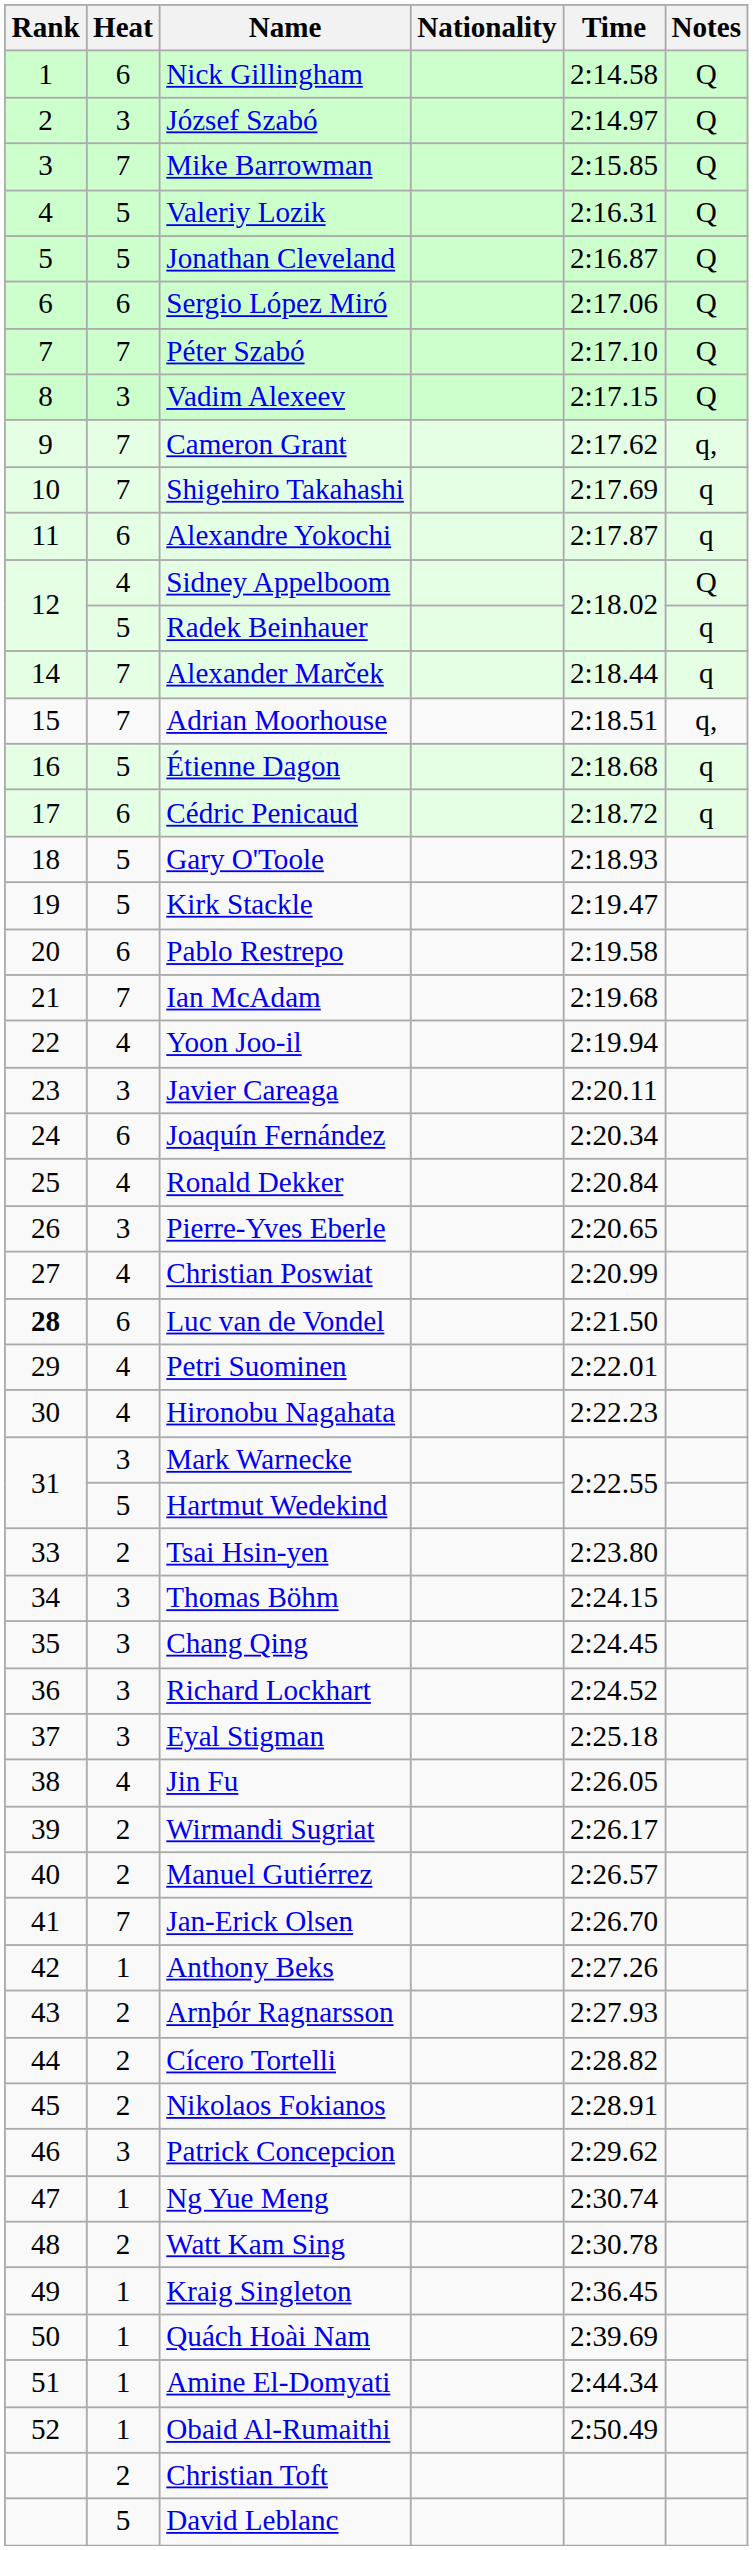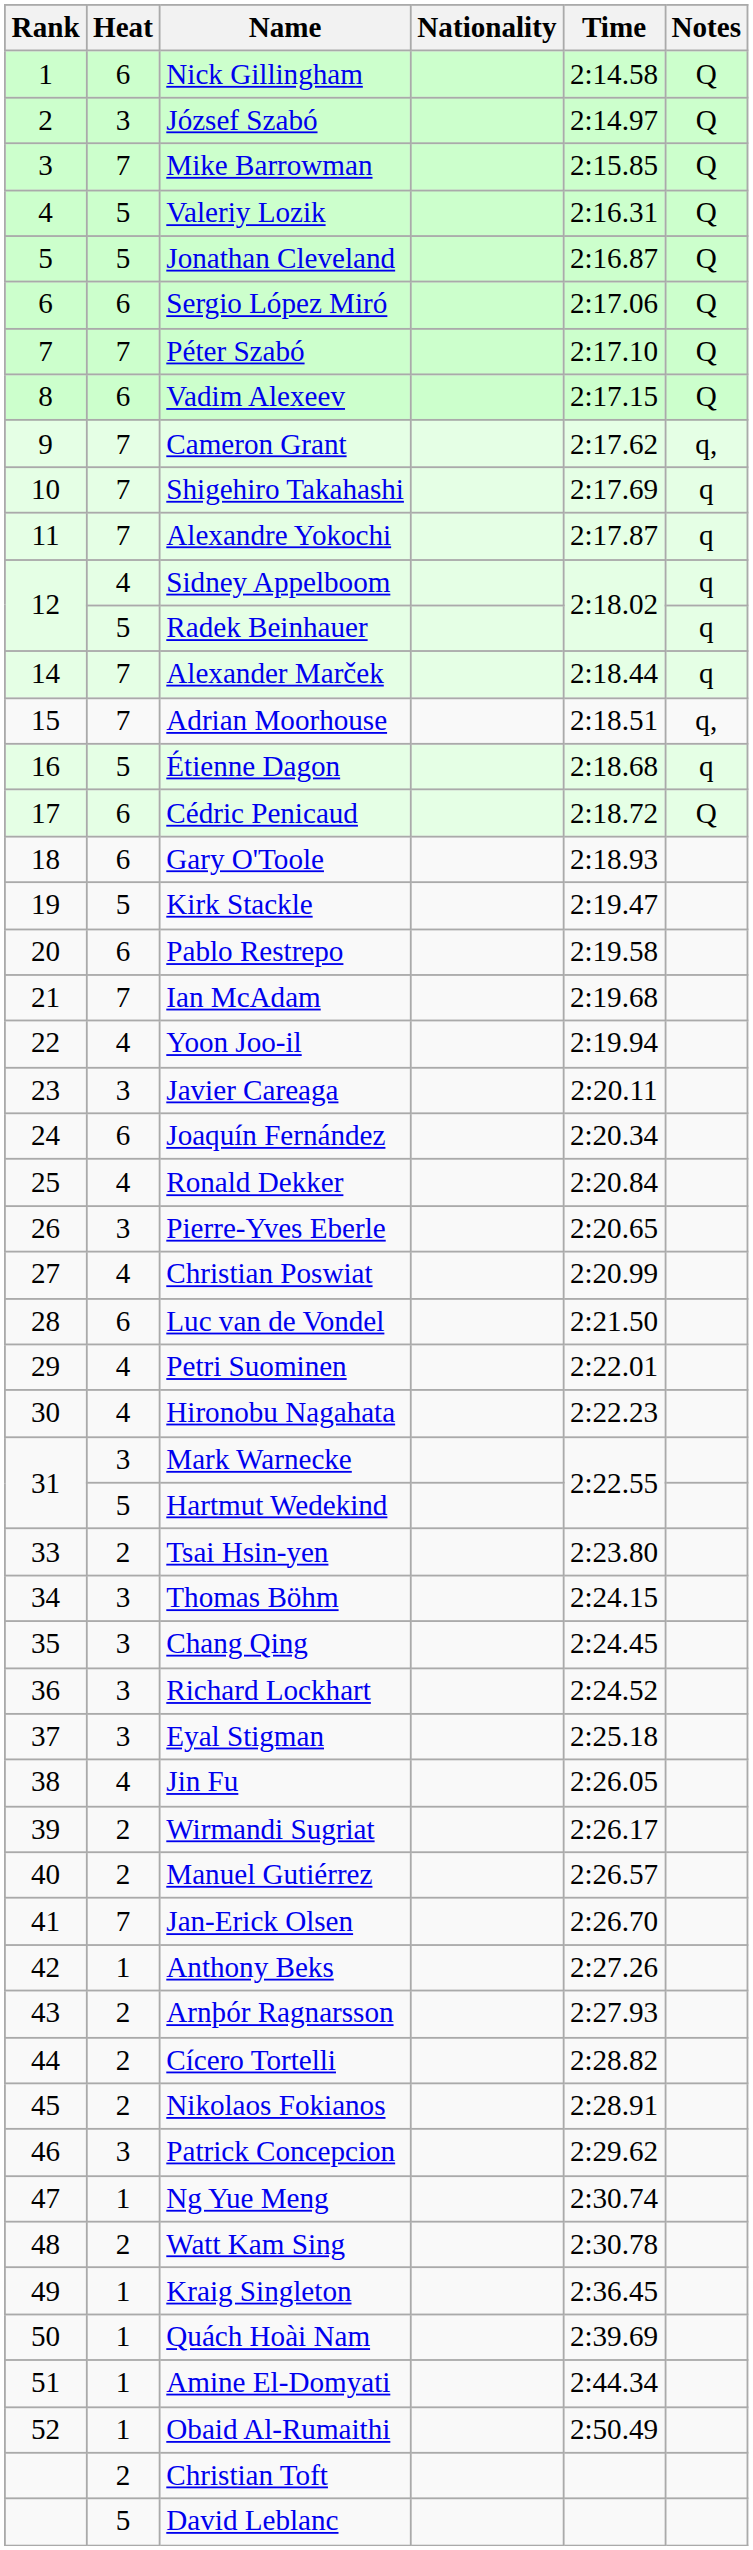(123, 397) 3 -> (123, 397) 6
(123, 535) 6 -> (123, 535) 7
(706, 581) Q -> (706, 581) q
(706, 812) q -> (706, 812) Q
(123, 858) 5 -> (123, 858) 6
(46, 1320) bold -> (46, 1320) normal
